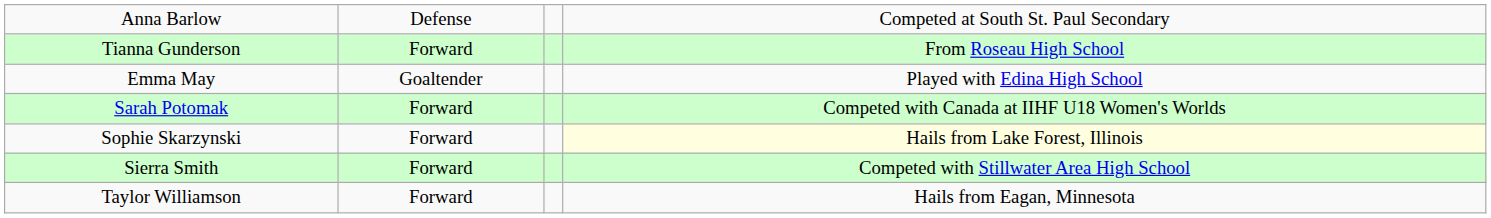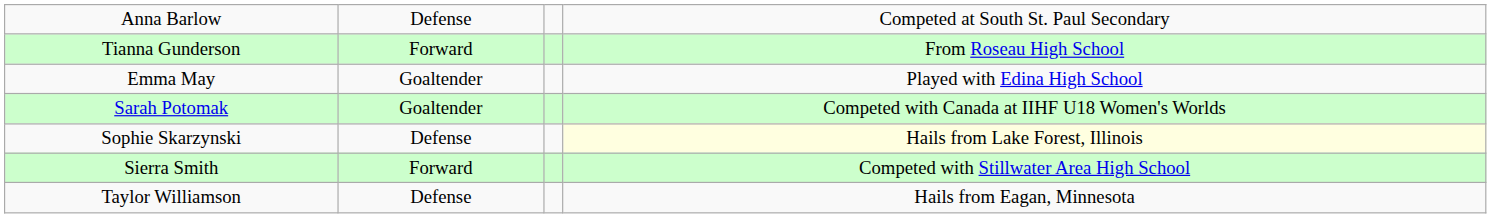(441, 108) Forward -> (441, 108) Goaltender
(441, 138) Forward -> (441, 138) Defense
(441, 197) Forward -> (441, 197) Defense
